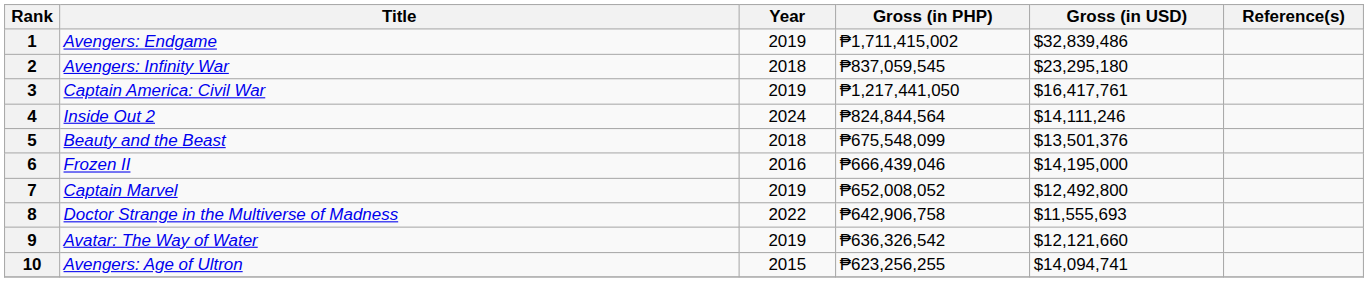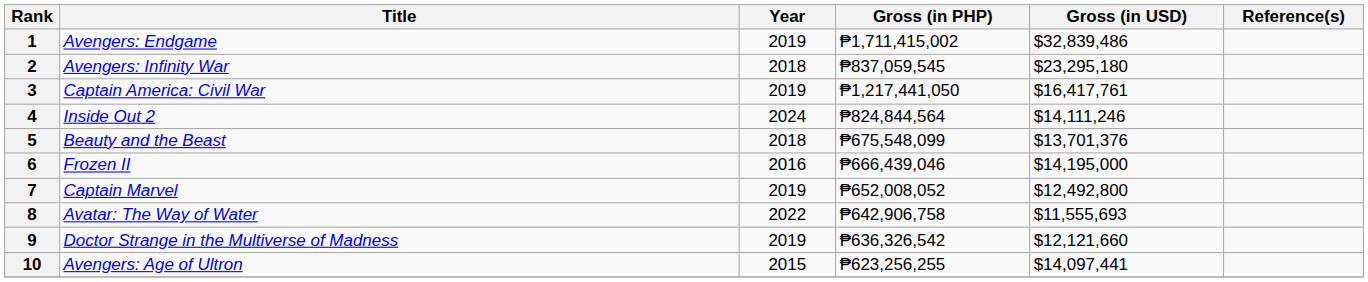(1081, 140) $13,501,376 -> (1081, 140) $13,701,376
(231, 215) Doctor Strange in the Multiverse of Madness -> (161, 215) Avatar: The Way of Water
(161, 239) Avatar: The Way of Water -> (231, 239) Doctor Strange in the Multiverse of Madness
(1081, 264) $14,094,741 -> (1081, 264) $14,097,441
